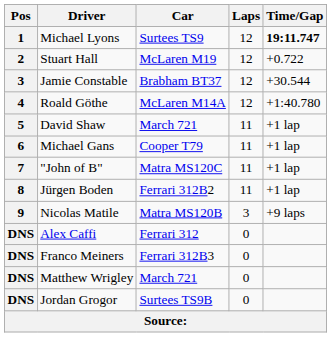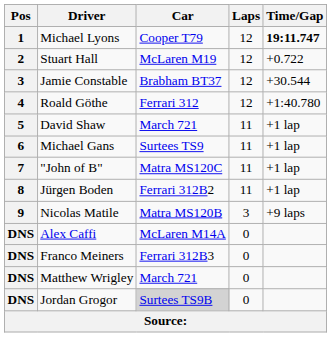(172, 37) Surtees TS9 -> (171, 37) Cooper T79
(183, 103) McLaren M14A -> (169, 103) Ferrari 312
(171, 146) Cooper T79 -> (172, 146) Surtees TS9
(169, 234) Ferrari 312 -> (183, 234) McLaren M14A
(176, 299) no background -> (176, 299) lightgrey background
